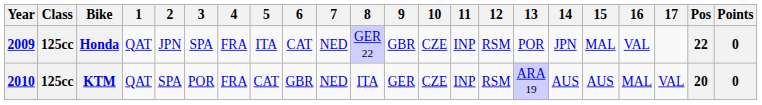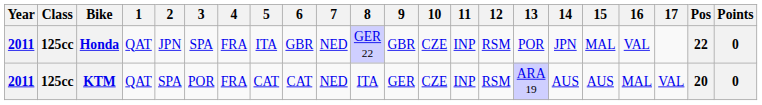(21, 44) 2009 -> (21, 44) 2011
(299, 44) CAT -> (299, 44) GBR
(21, 81) 2010 -> (21, 81) 2011
(299, 81) GBR -> (299, 81) CAT
